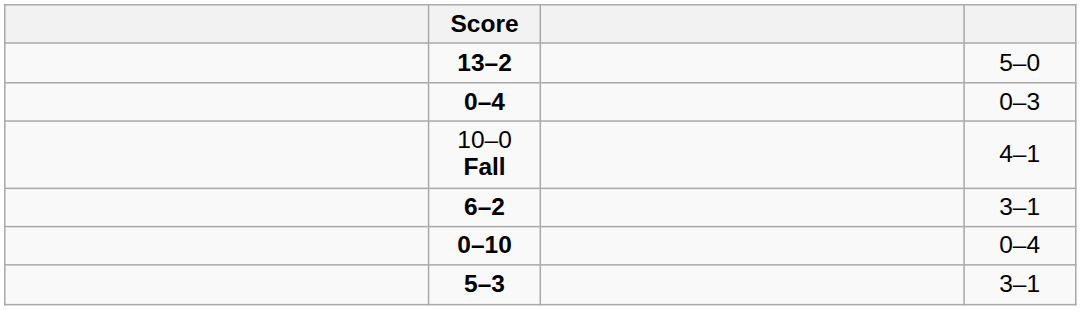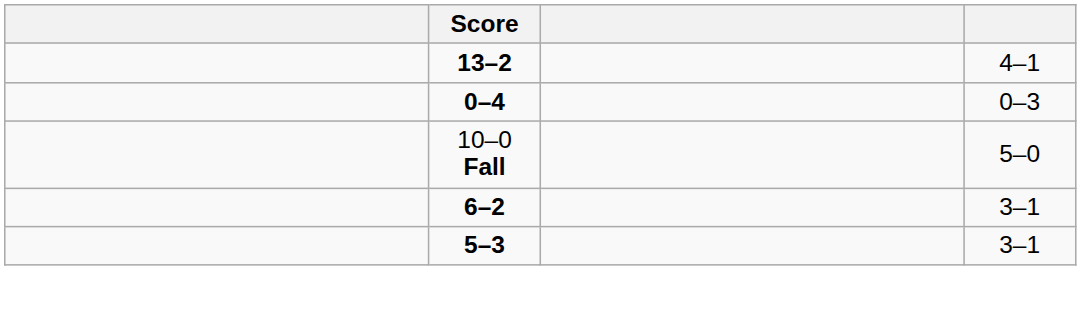(1020, 62) 5–0 -> (1020, 62) 4–1
(1020, 154) 4–1 -> (1020, 154) 5–0
- row: (485, 245)
